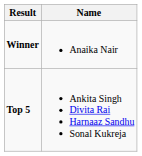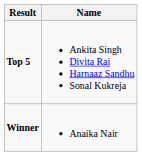rows swapped: (23, 44) <-> (18, 110)
